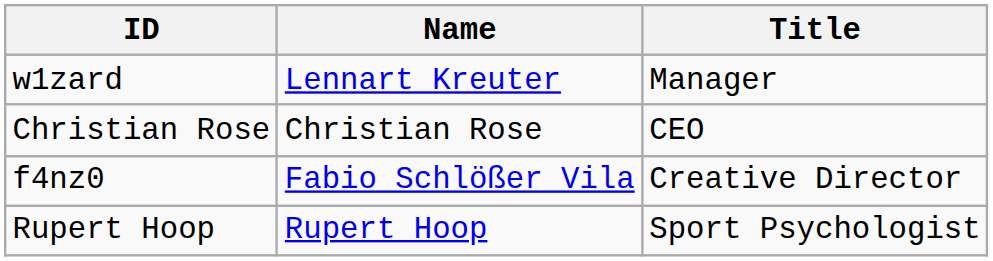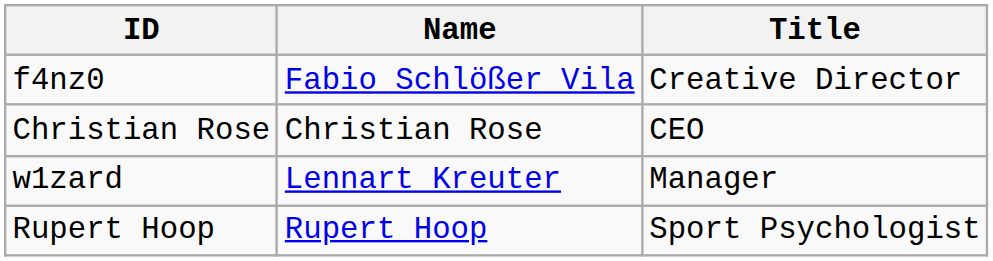rows swapped: (68, 80) <-> (59, 180)
